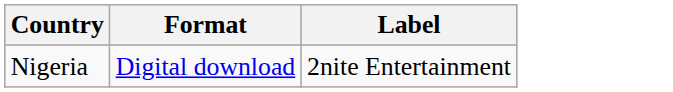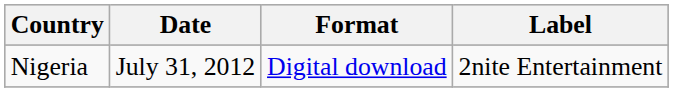+ column: (185, 24)
